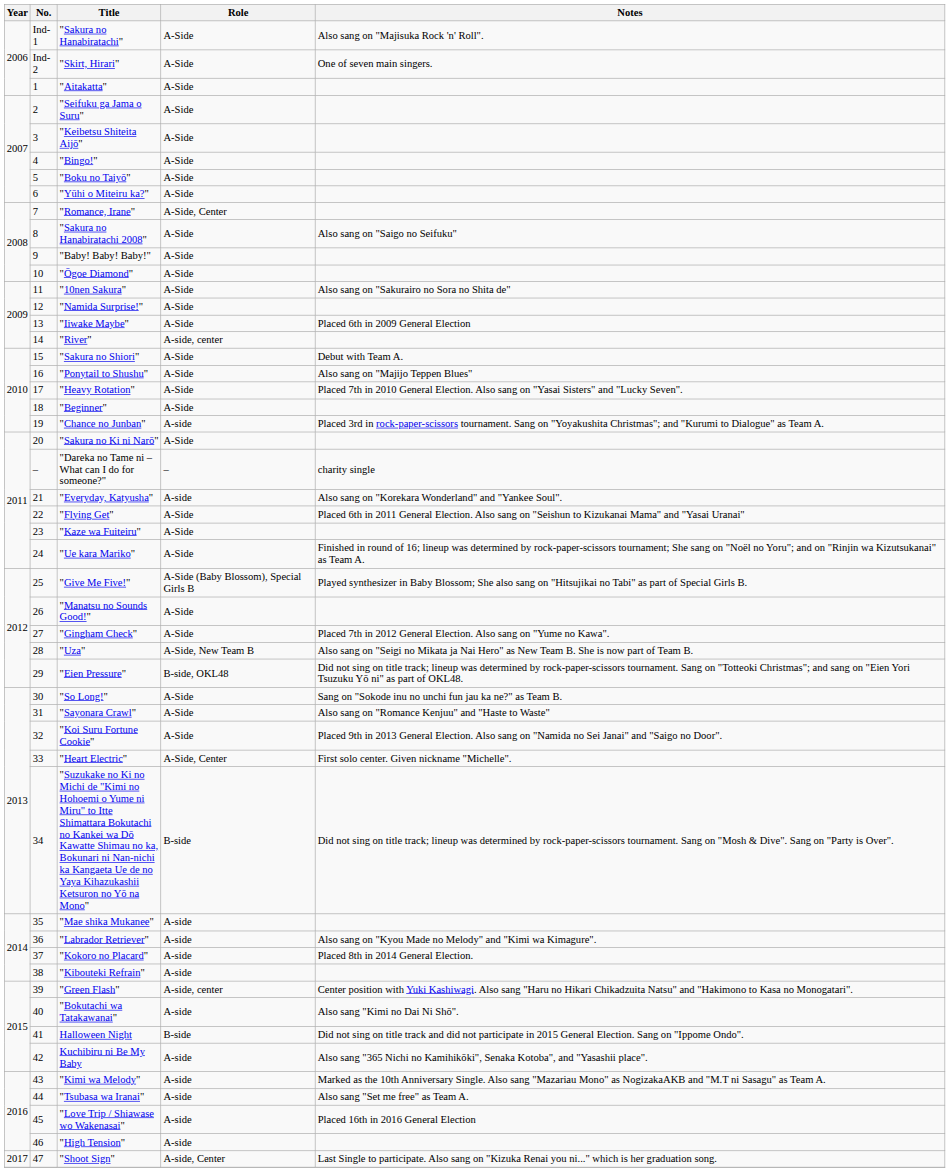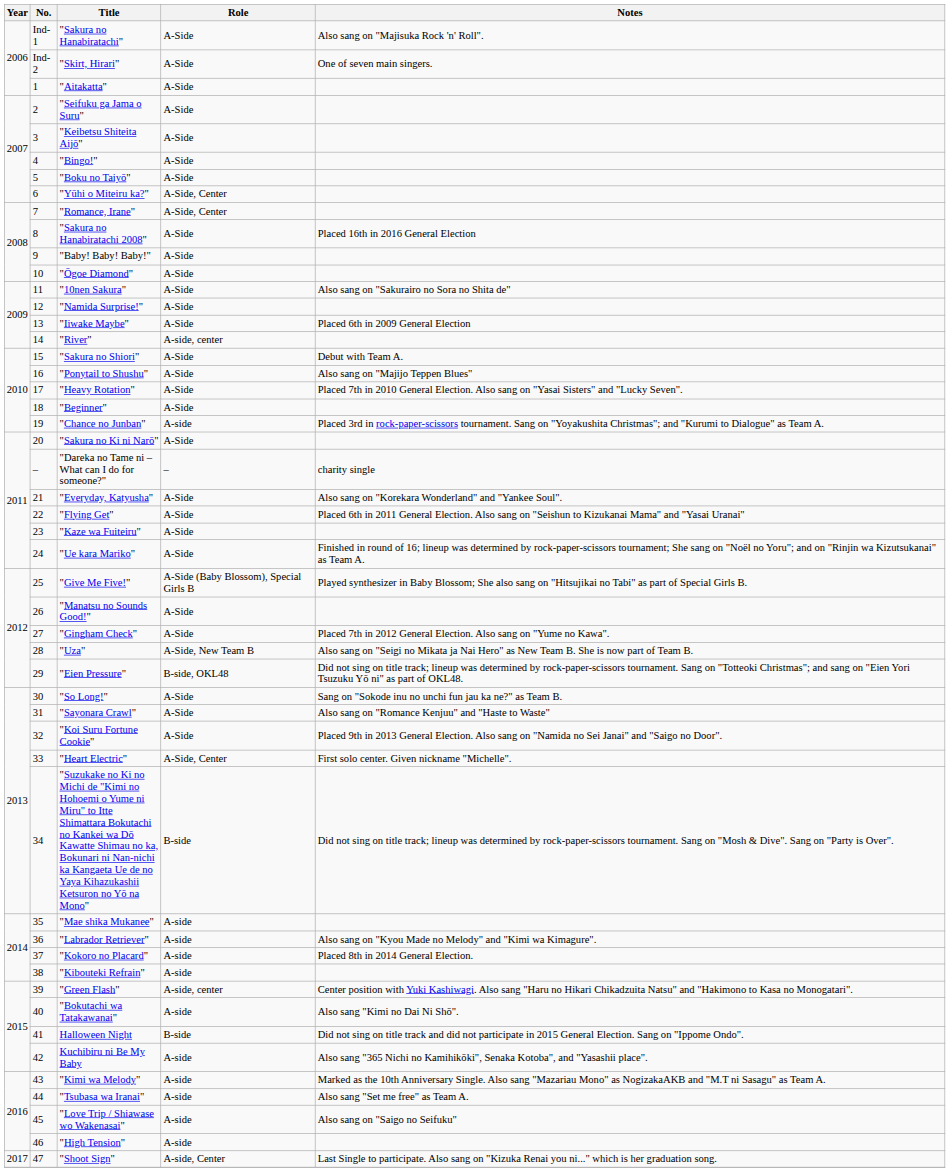(178, 194) A-Side -> (195, 194) A-Side, Center
(387, 233) Also sang on "Saigo no Seifuku" -> (397, 233) Placed 16th in 2016 General Election
(178, 497) A-side -> (178, 497) A-Side
(397, 1119) Placed 16th in 2016 General Election -> (387, 1119) Also sang on "Saigo no Seifuku"
